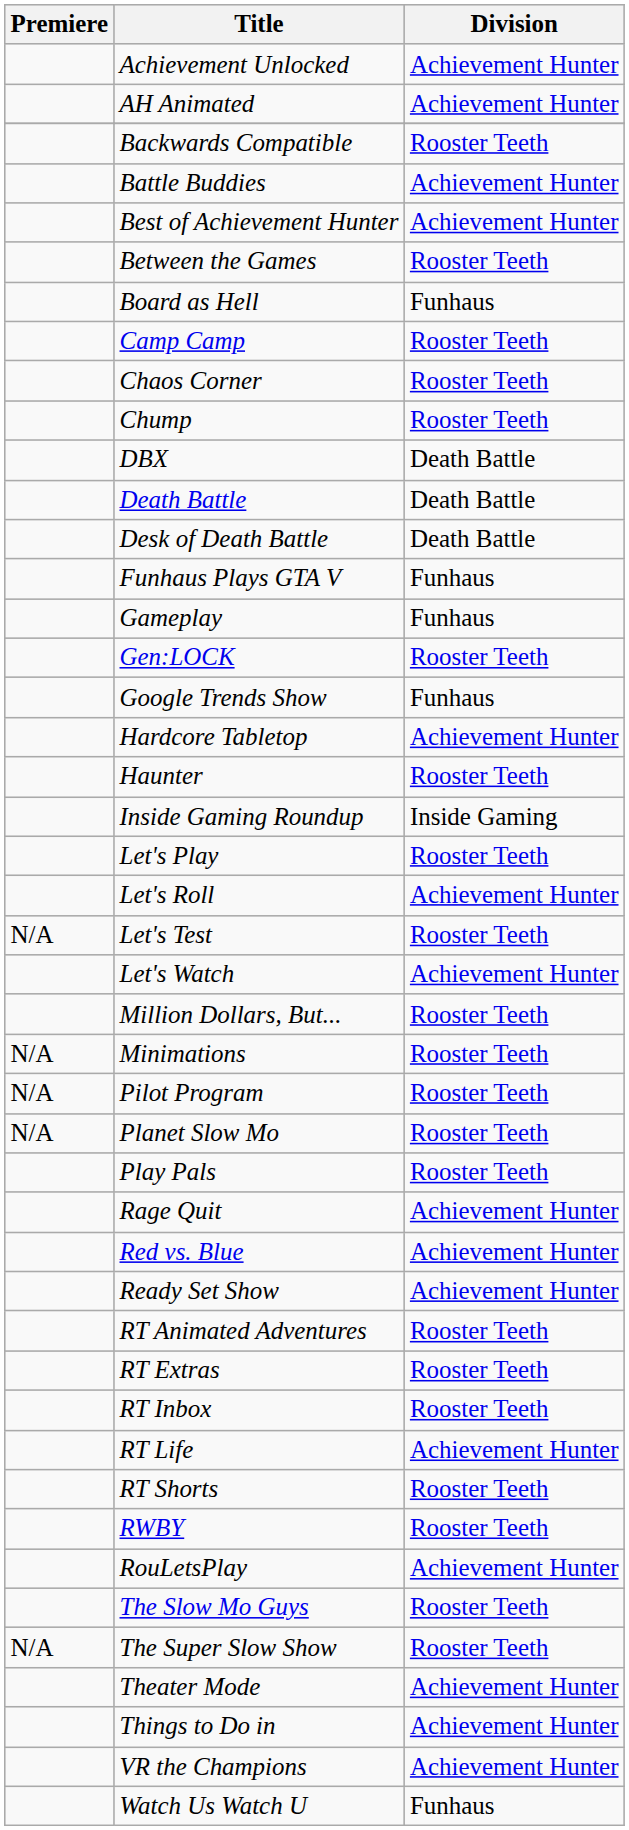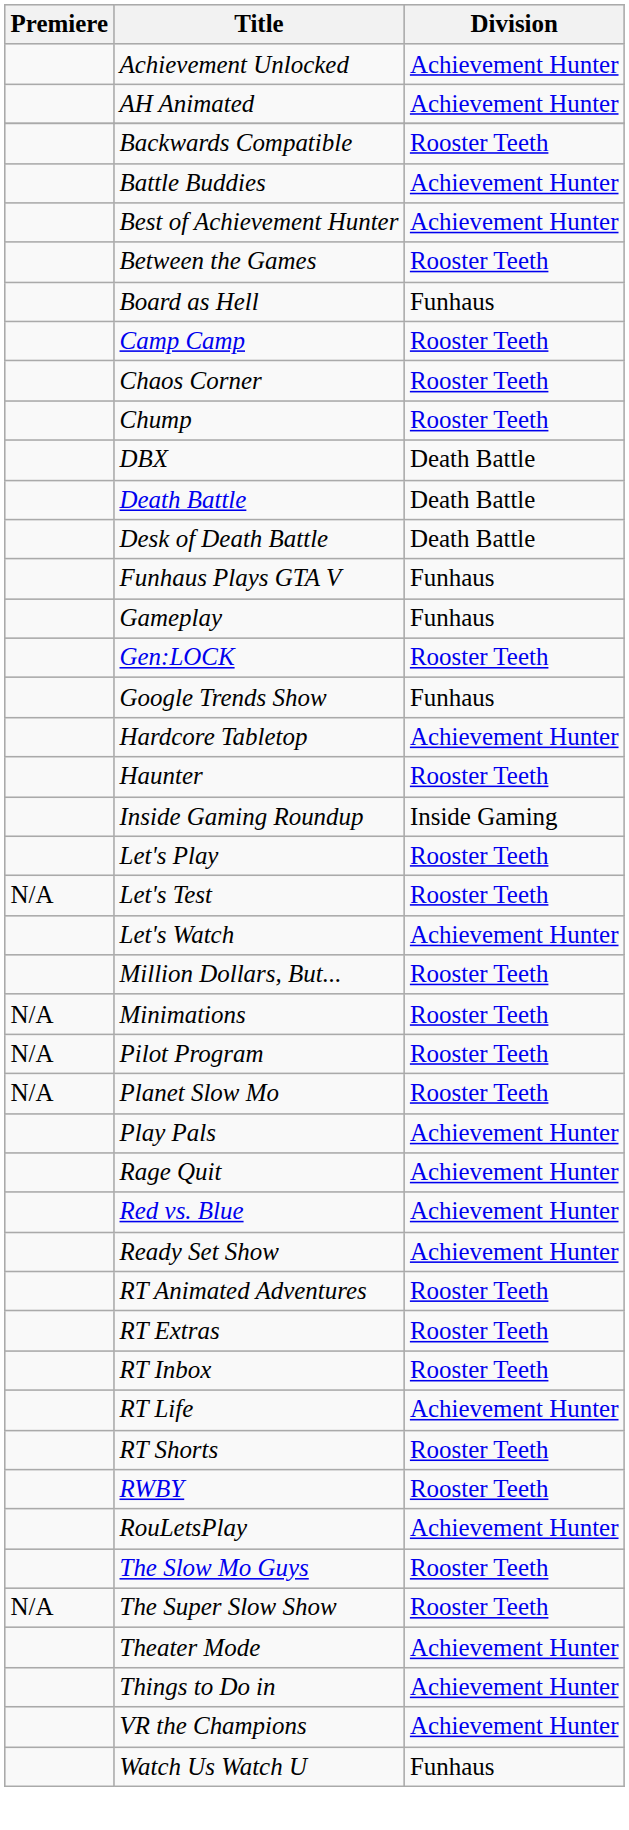- row: (167, 895)
(479, 1172) Rooster Teeth -> (514, 1132) Achievement Hunter
